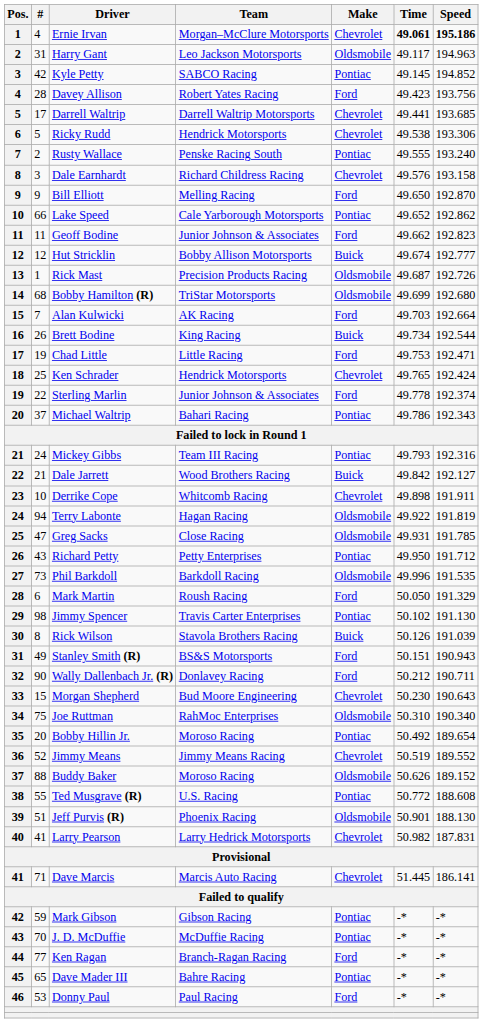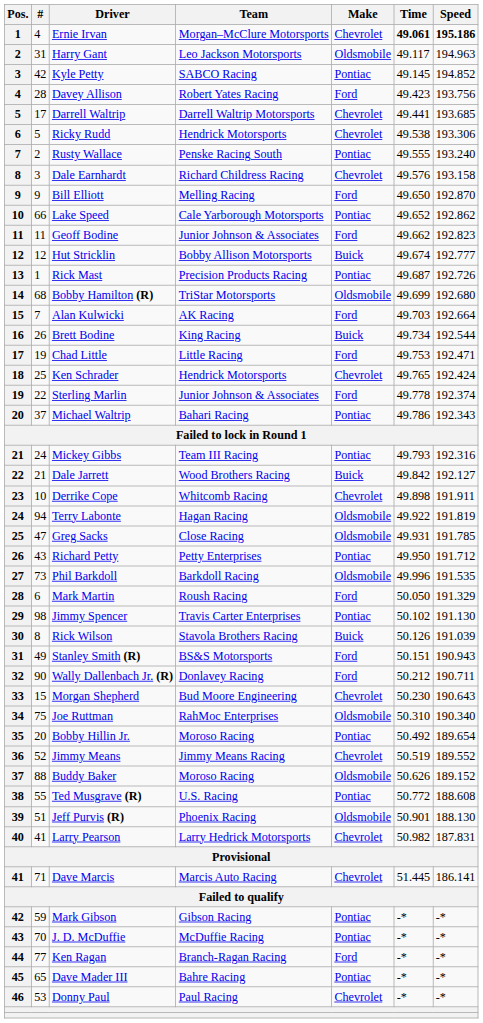(363, 275) Oldsmobile -> (353, 275) Pontiac
(346, 997) Ford -> (358, 997) Chevrolet
